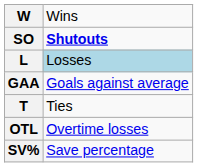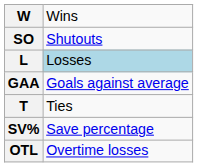(77, 39) bold -> (74, 39) normal
rows swapped: (24, 129) <-> (24, 151)
